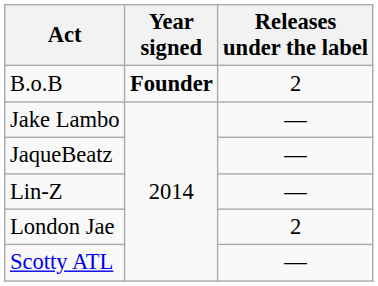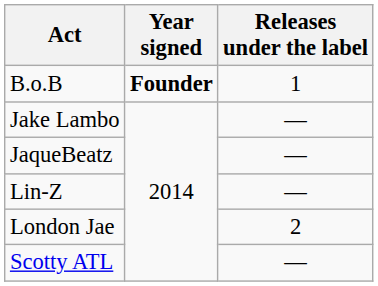(296, 83) 2 -> (296, 83) 1
